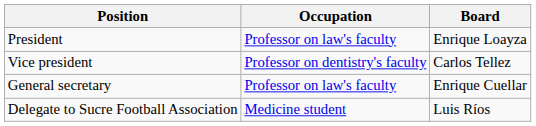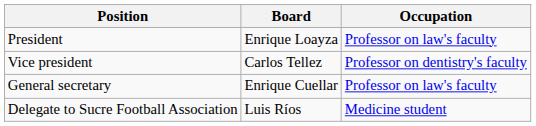columns swapped: (480, 16) <-> (335, 16)
